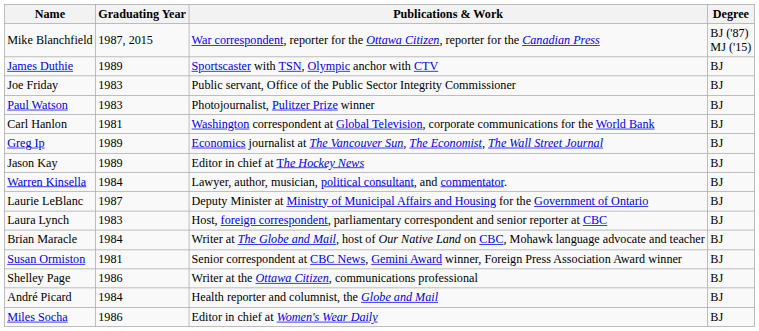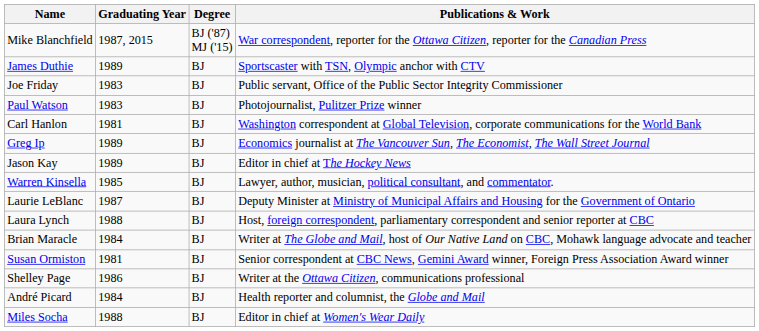columns swapped: (731, 14) <-> (448, 14)
(110, 182) 1984 -> (110, 182) 1985
(110, 220) 1983 -> (110, 220) 1988
(110, 317) 1986 -> (110, 317) 1988
